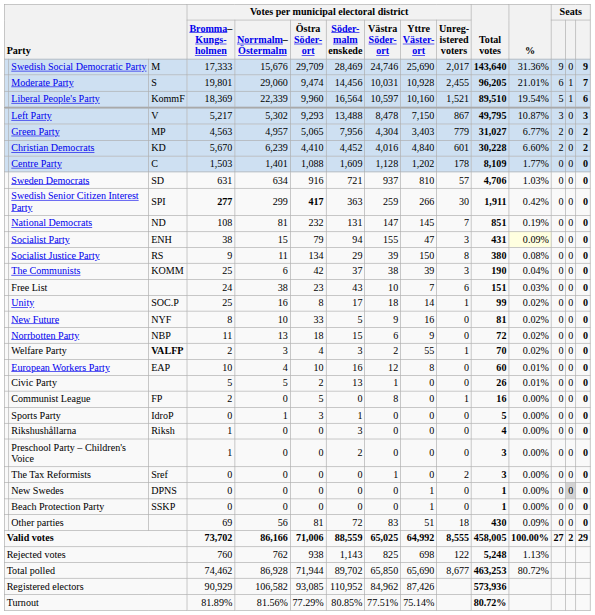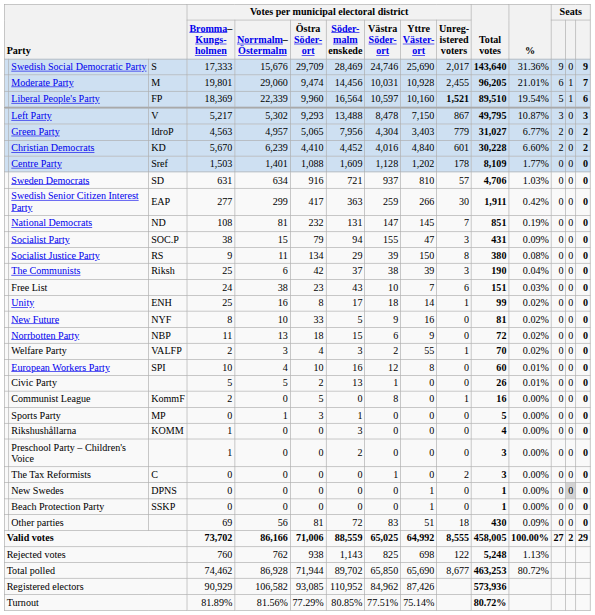(156, 67) M -> (154, 67) S
(154, 83) S -> (156, 83) M
(168, 99) KommF -> (157, 99) FP
(458, 99) normal -> (458, 99) bold
(158, 132) MP -> (162, 132) IdroP
(155, 164) C -> (160, 164) Sref
(158, 201) SPI -> (161, 201) EAP
(225, 201) bold -> (225, 201) normal
(316, 201) bold -> (316, 201) normal
(162, 239) ENH -> (165, 239) SOC.P
(536, 239) lightyellow background -> (536, 239) no background
(167, 271) KOMM -> (163, 271) Riksh
(165, 303) SOC.P -> (162, 303) ENH
(167, 351) bold -> (166, 351) normal
(161, 367) EAP -> (158, 367) SPI
(157, 399) FP -> (168, 399) KommF
(162, 415) IdroP -> (158, 415) MP
(163, 431) Riksh -> (167, 431) KOMM
(160, 474) Sref -> (155, 474) C
